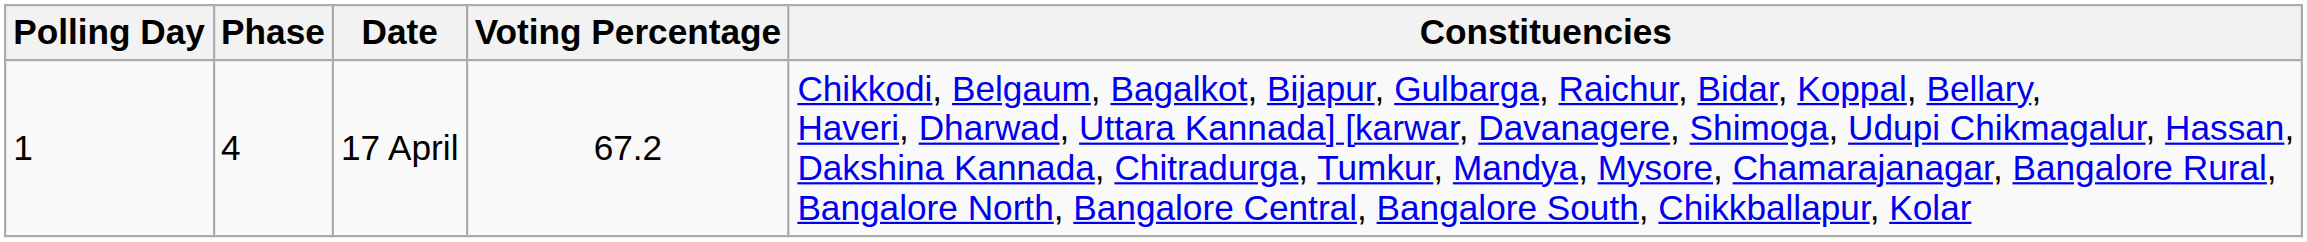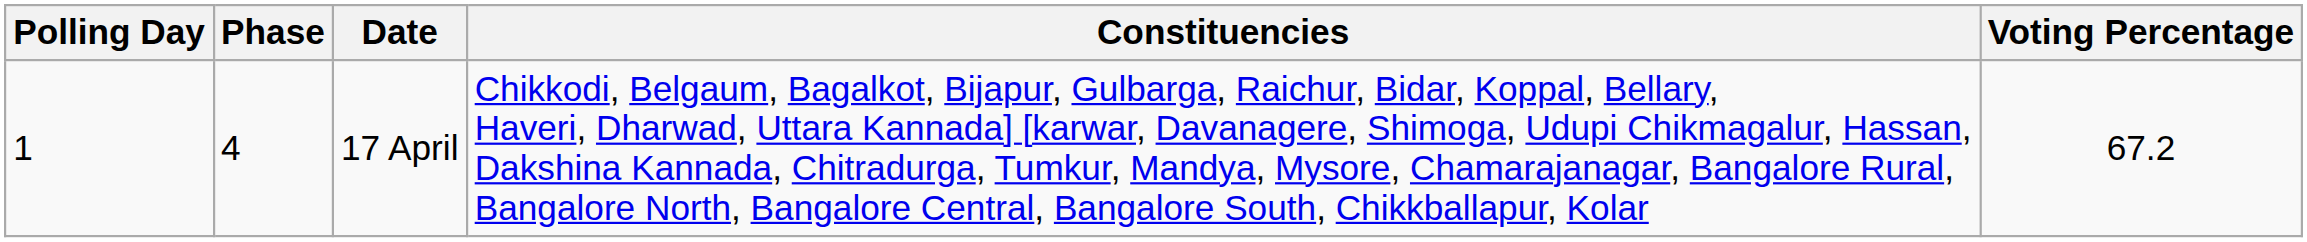columns swapped: (1546, 32) <-> (628, 32)
